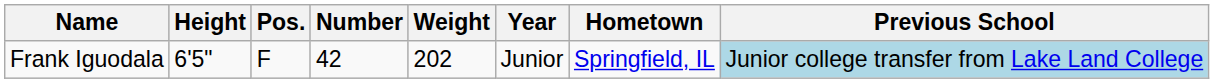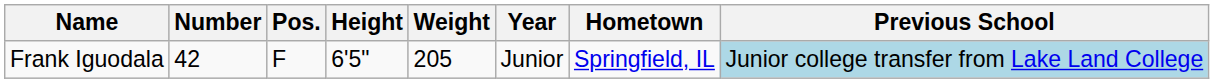columns swapped: (359, 22) <-> (210, 22)
(433, 59) 202 -> (433, 59) 205
